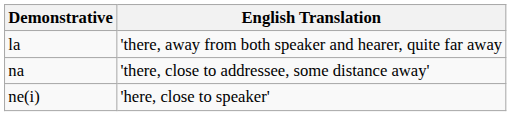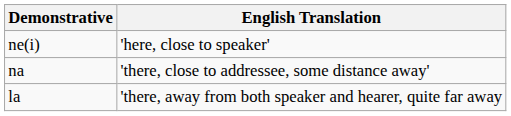rows swapped: (24, 96) <-> (14, 44)
